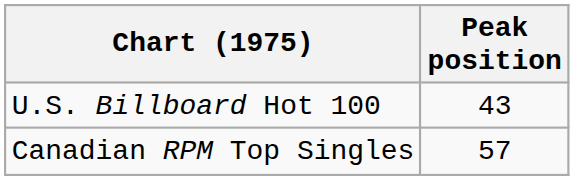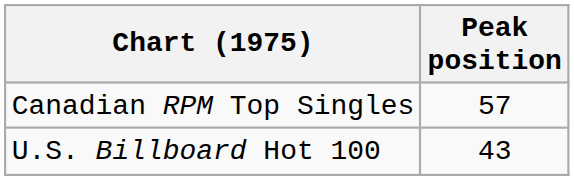rows swapped: (213, 151) <-> (196, 106)
